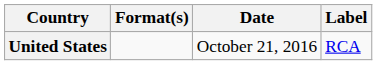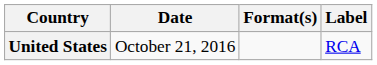columns swapped: (257, 18) <-> (152, 18)
